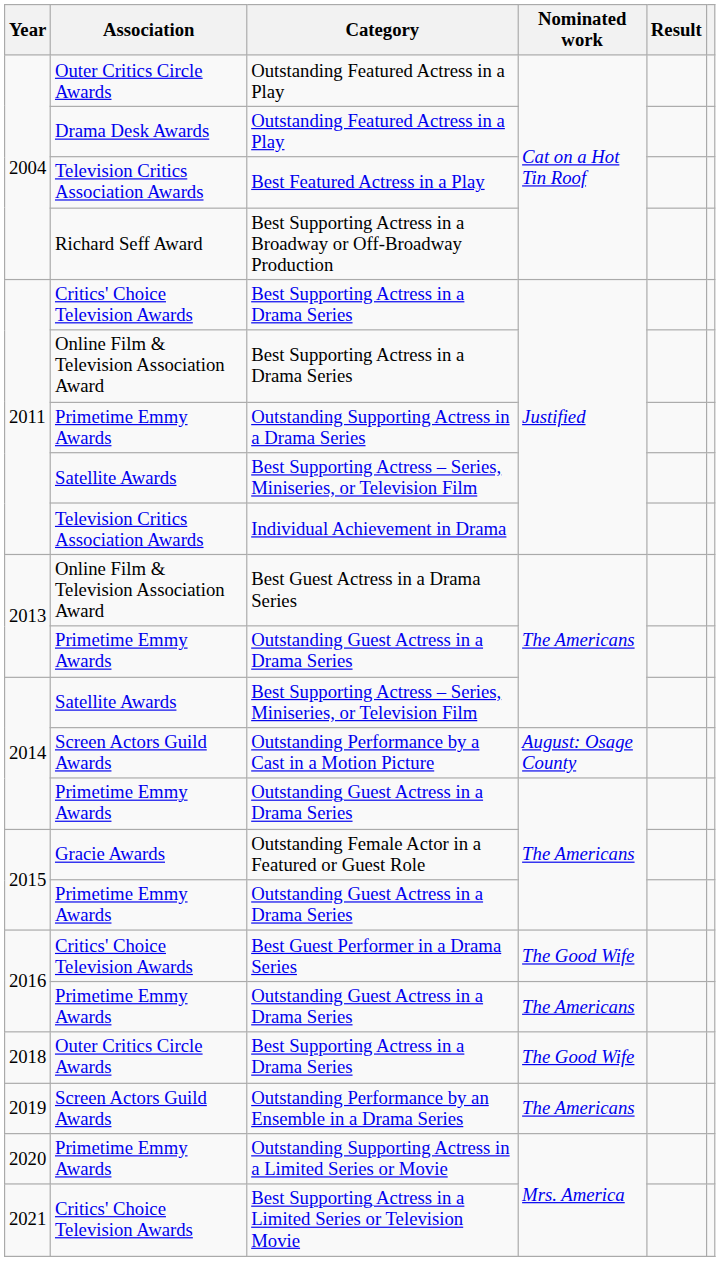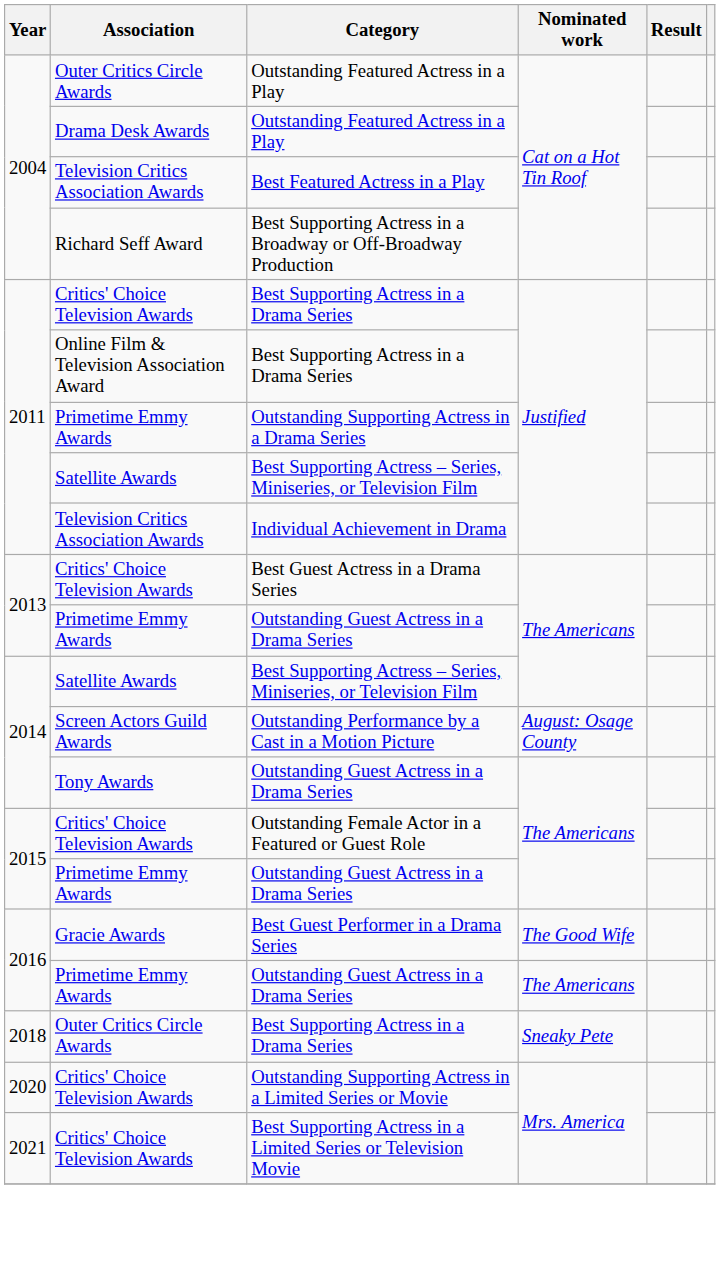(140, 590) Online Film & Television Association Award -> (124, 579) Critics' Choice Television Awards
(121, 803) Primetime Emmy Awards -> (104, 782) Tony Awards
(110, 854) Gracie Awards -> (124, 833) Critics' Choice Television Awards
(124, 955) Critics' Choice Television Awards -> (110, 934) Gracie Awards
(578, 1057) The Good Wife -> (568, 1036) Sneaky Pete
- row: (28, 1108)
(121, 1158) Primetime Emmy Awards -> (124, 1086) Critics' Choice Television Awards
